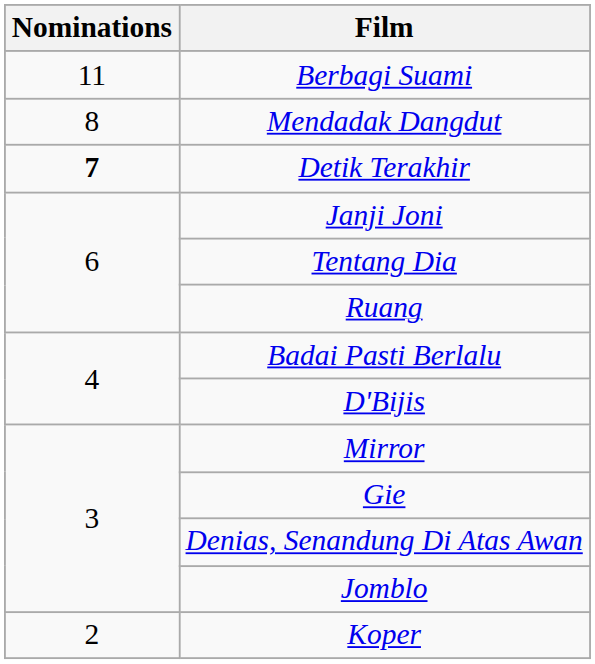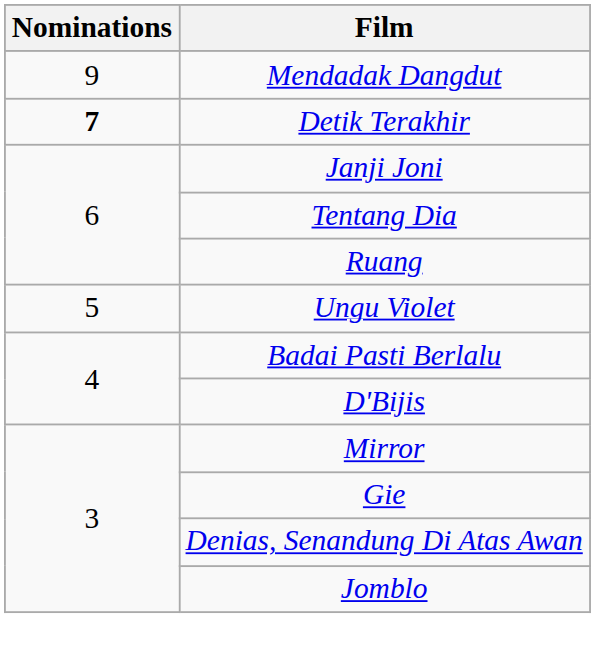- row: (384, 74)
(92, 121) 8 -> (92, 74) 9
+ row: (384, 307)
- row: (384, 634)
